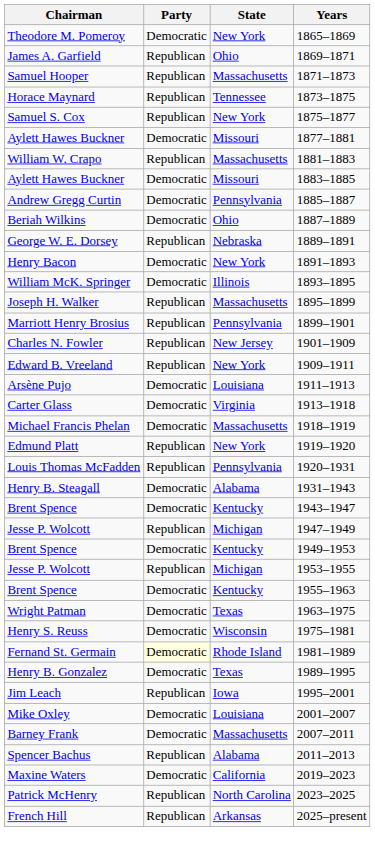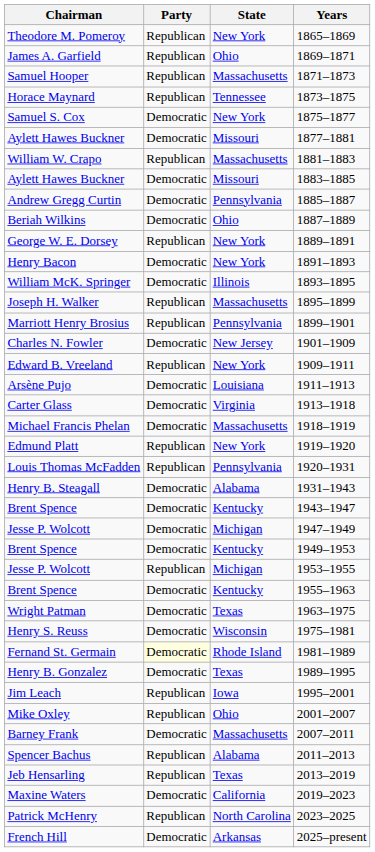(177, 35) Democratic -> (176, 35) Republican
(176, 117) Republican -> (177, 117) Democratic
(237, 240) Nebraska -> (239, 240) New York
(176, 343) Republican -> (177, 343) Democratic
(176, 528) Republican -> (177, 528) Democratic
(177, 713) Democratic -> (176, 713) Republican
(238, 713) Louisiana -> (226, 713) Ohio
+ row: (46, 775)
(176, 816) Republican -> (177, 836) Democratic
